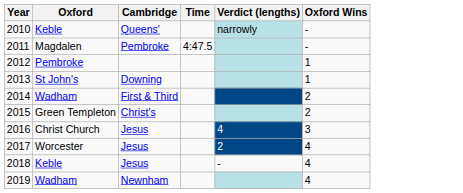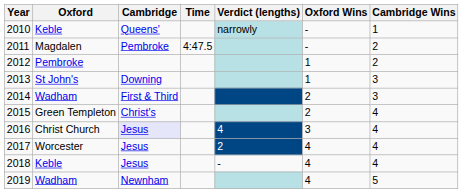+ column: (414, 12)
(135, 130) no background -> (135, 130) lavender background
